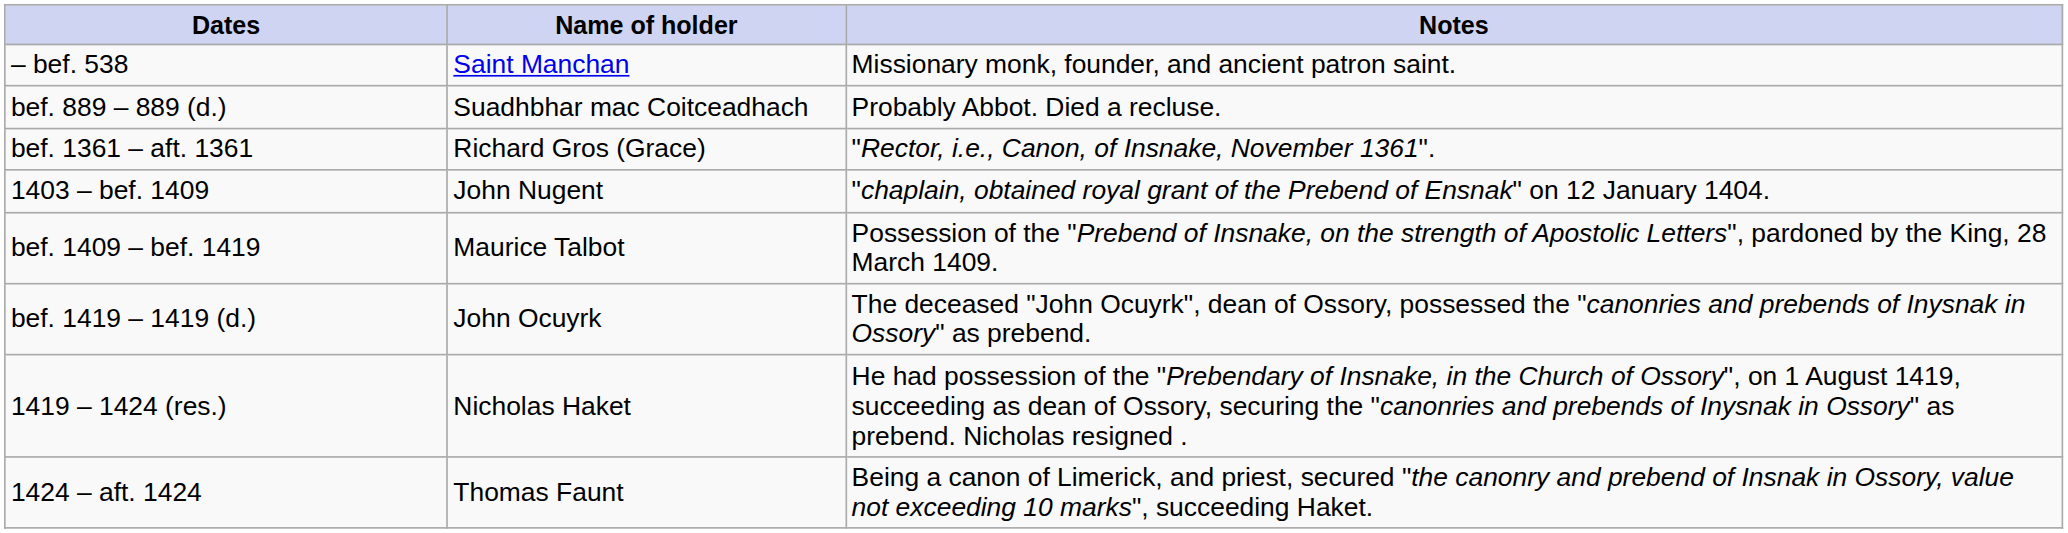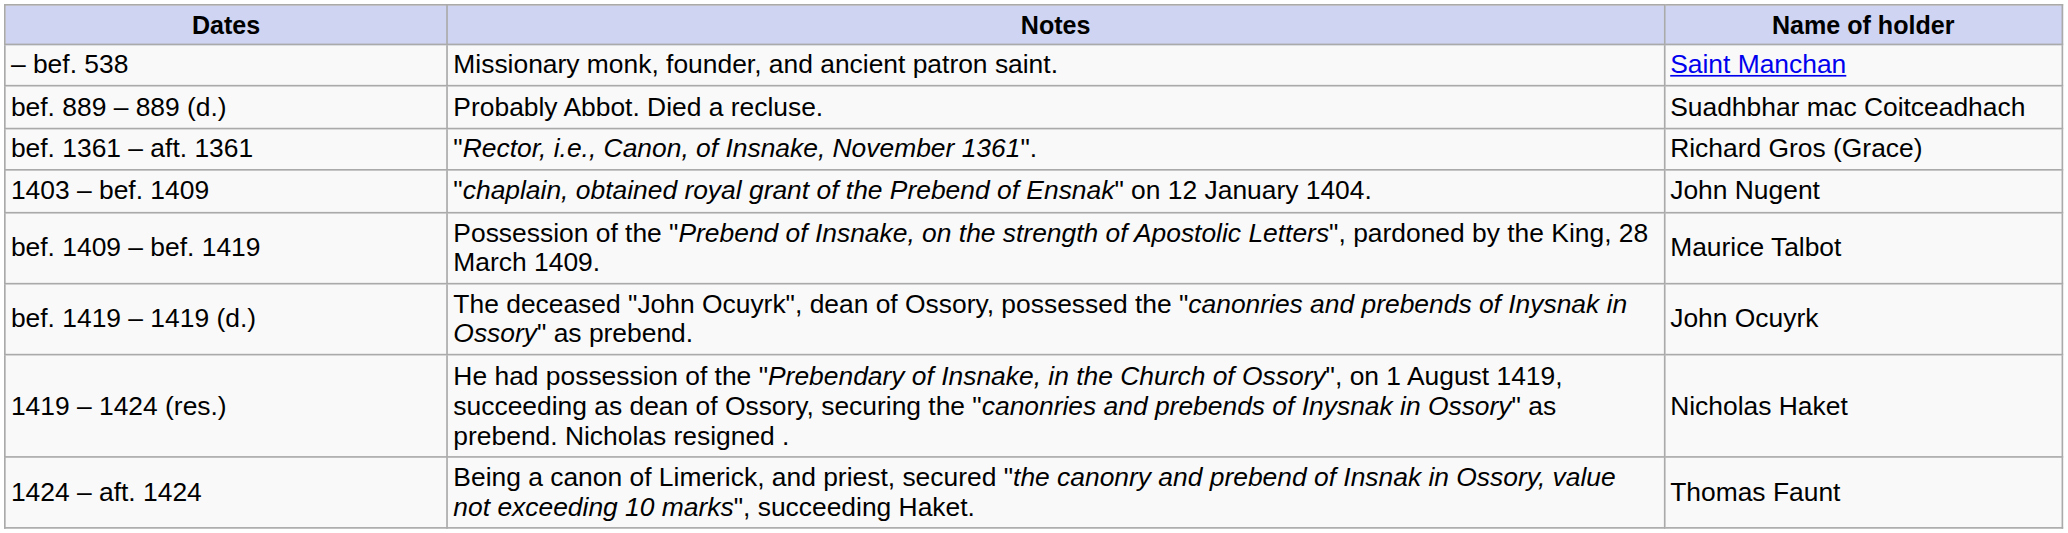columns swapped: (646, 25) <-> (1454, 25)
